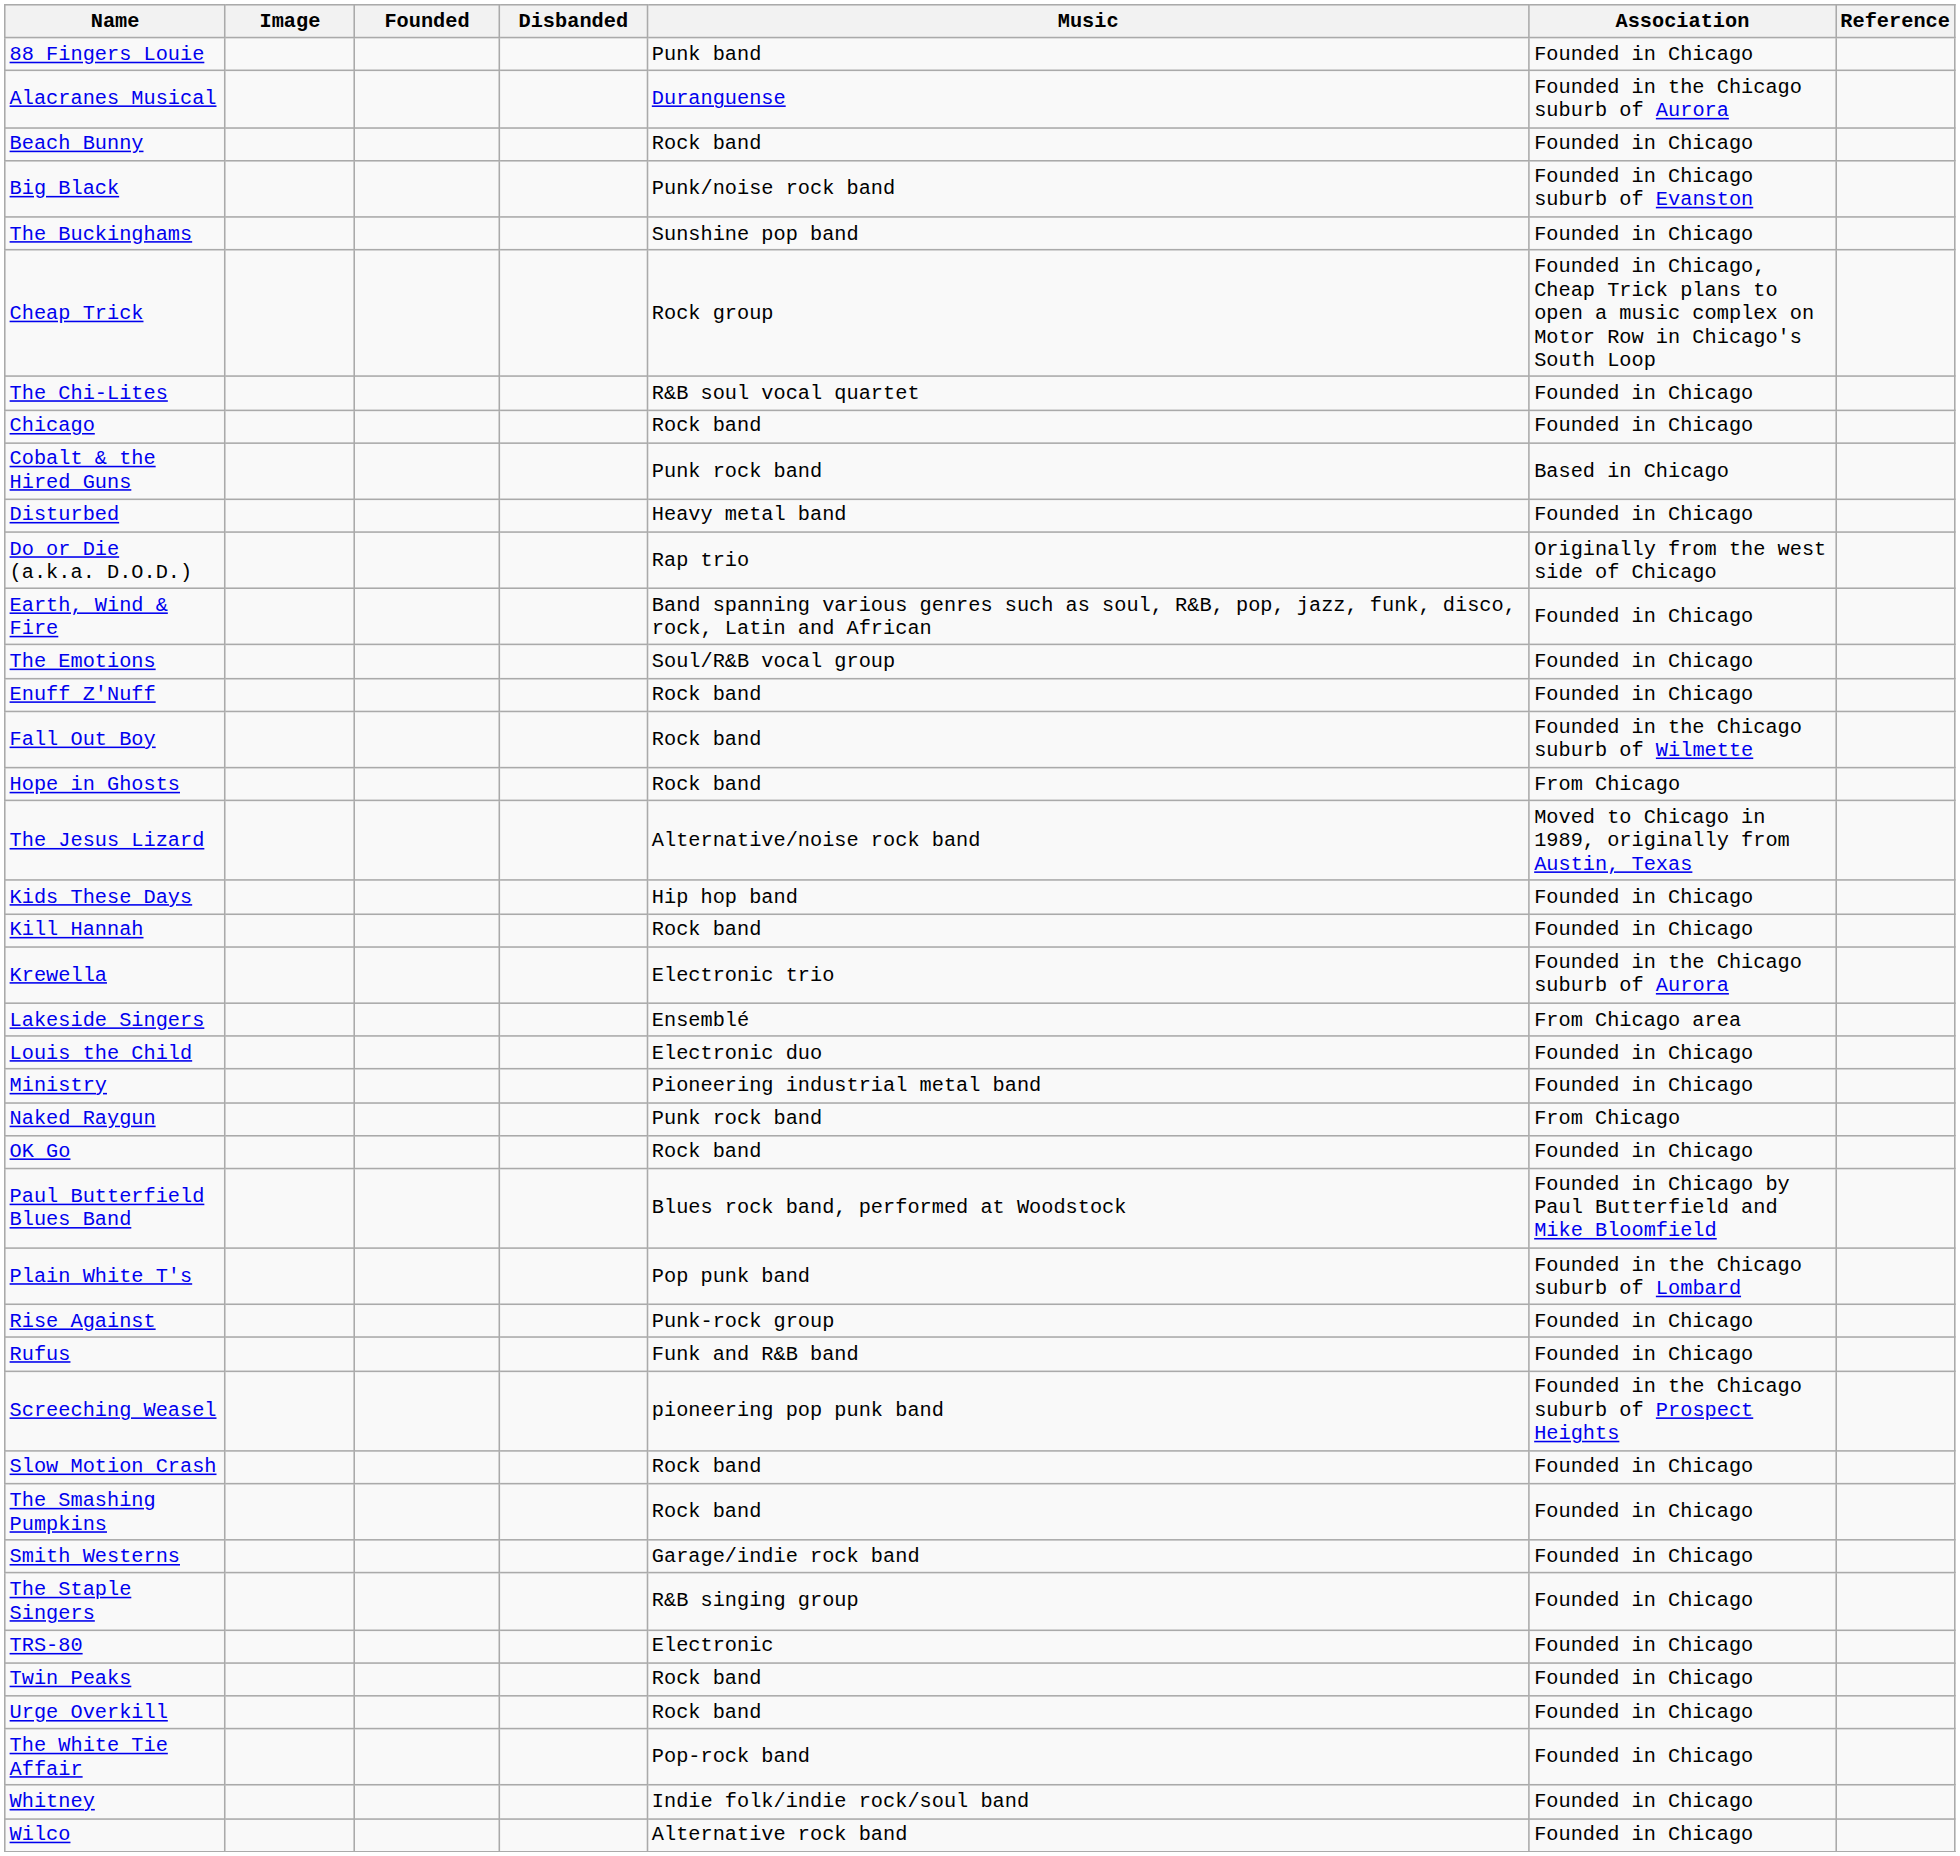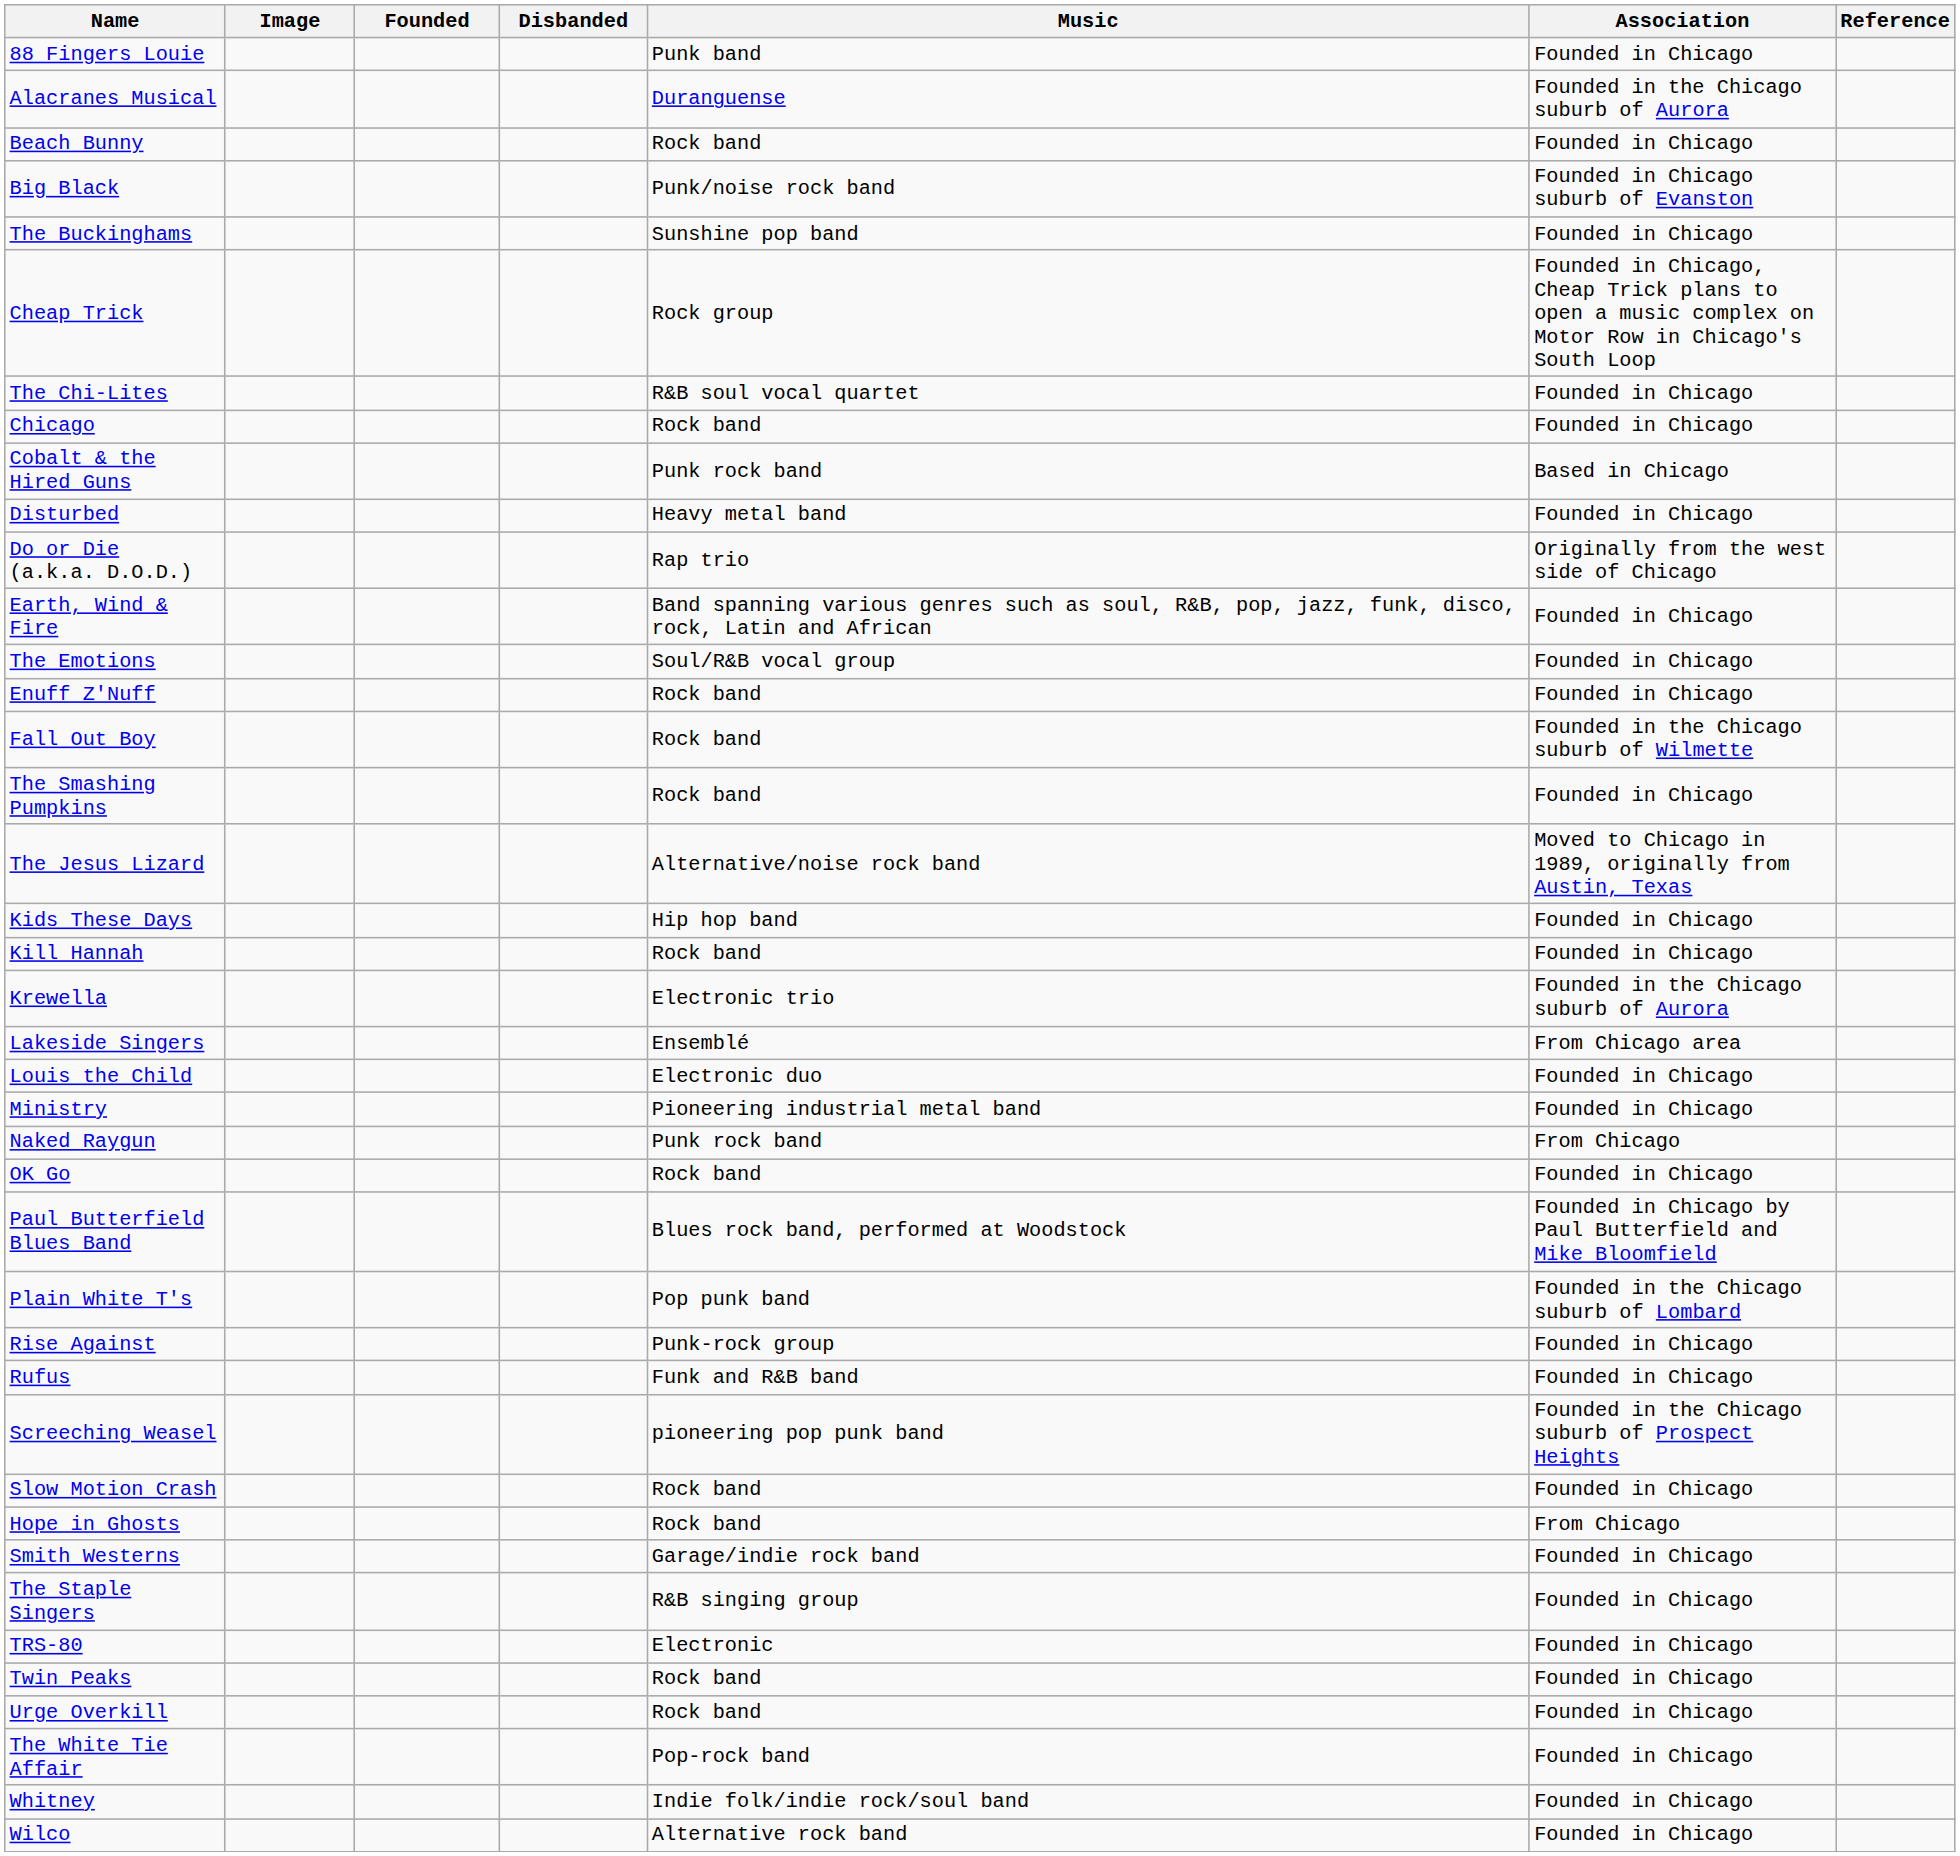rows swapped: (95, 784) <-> (83, 1512)
